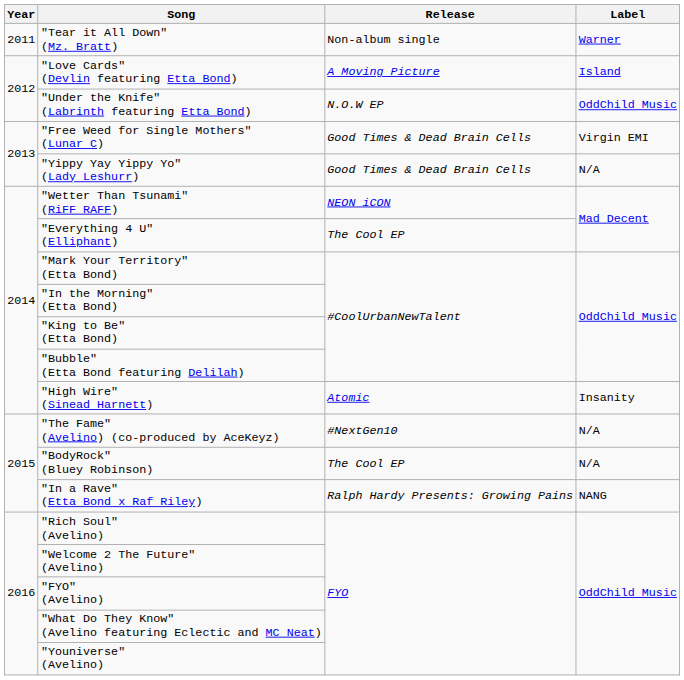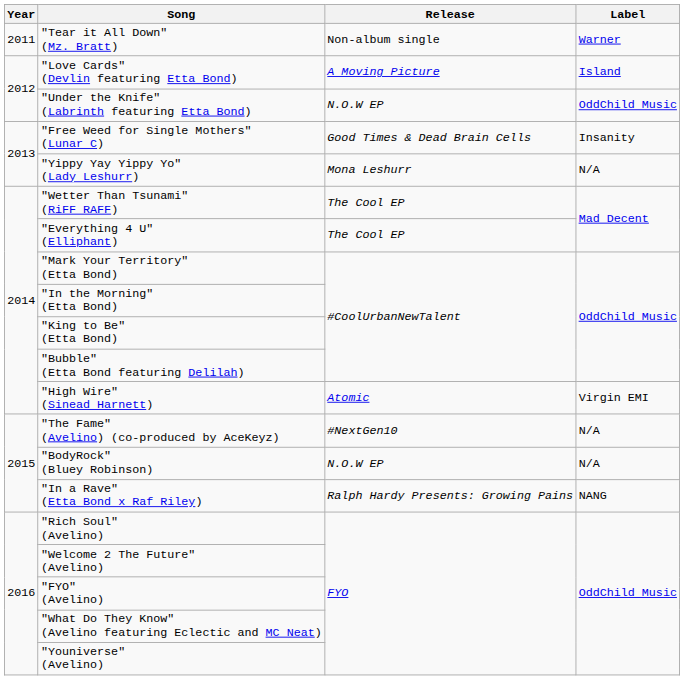(614, 138) Virgin EMI -> (607, 138) Insanity
(429, 170) Good Times & Dead Brain Cells -> (369, 170) Mona Leshurr
(359, 203) NEON iCON -> (366, 203) The Cool EP
(607, 398) Insanity -> (614, 398) Virgin EMI
(366, 463) The Cool EP -> (355, 463) N.O.W EP
